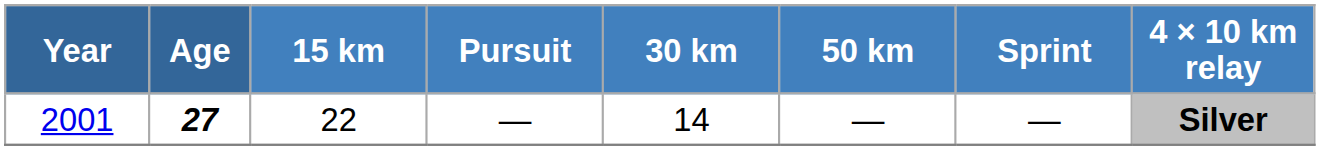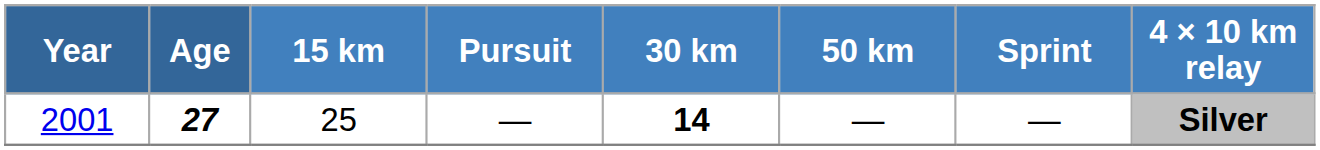(339, 119) 22 -> (339, 119) 25
(692, 119) normal -> (692, 119) bold
